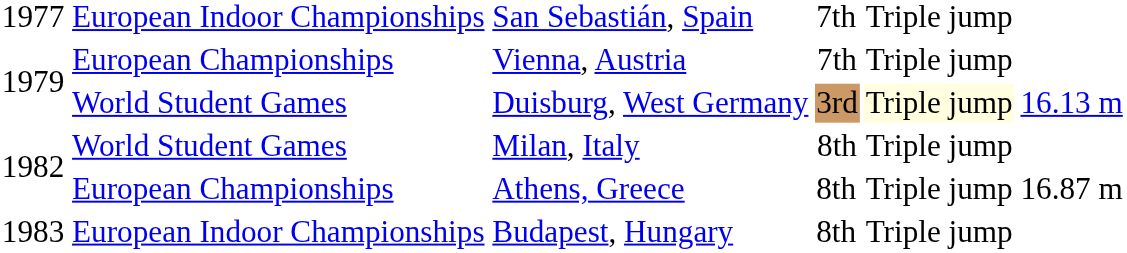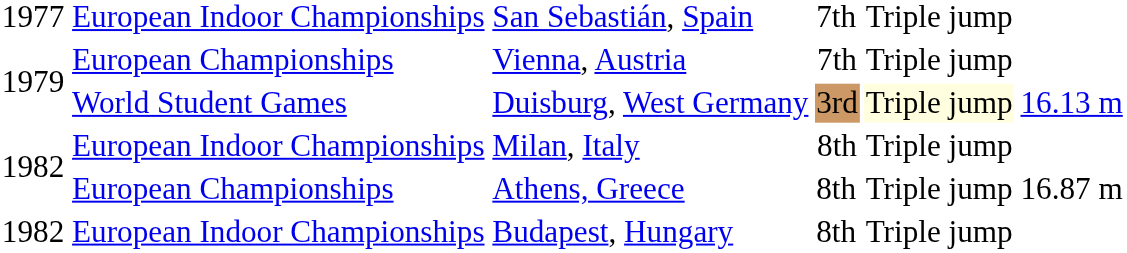(209, 145) World Student Games -> (278, 145) European Indoor Championships
(33, 231) 1983 -> (33, 231) 1982
